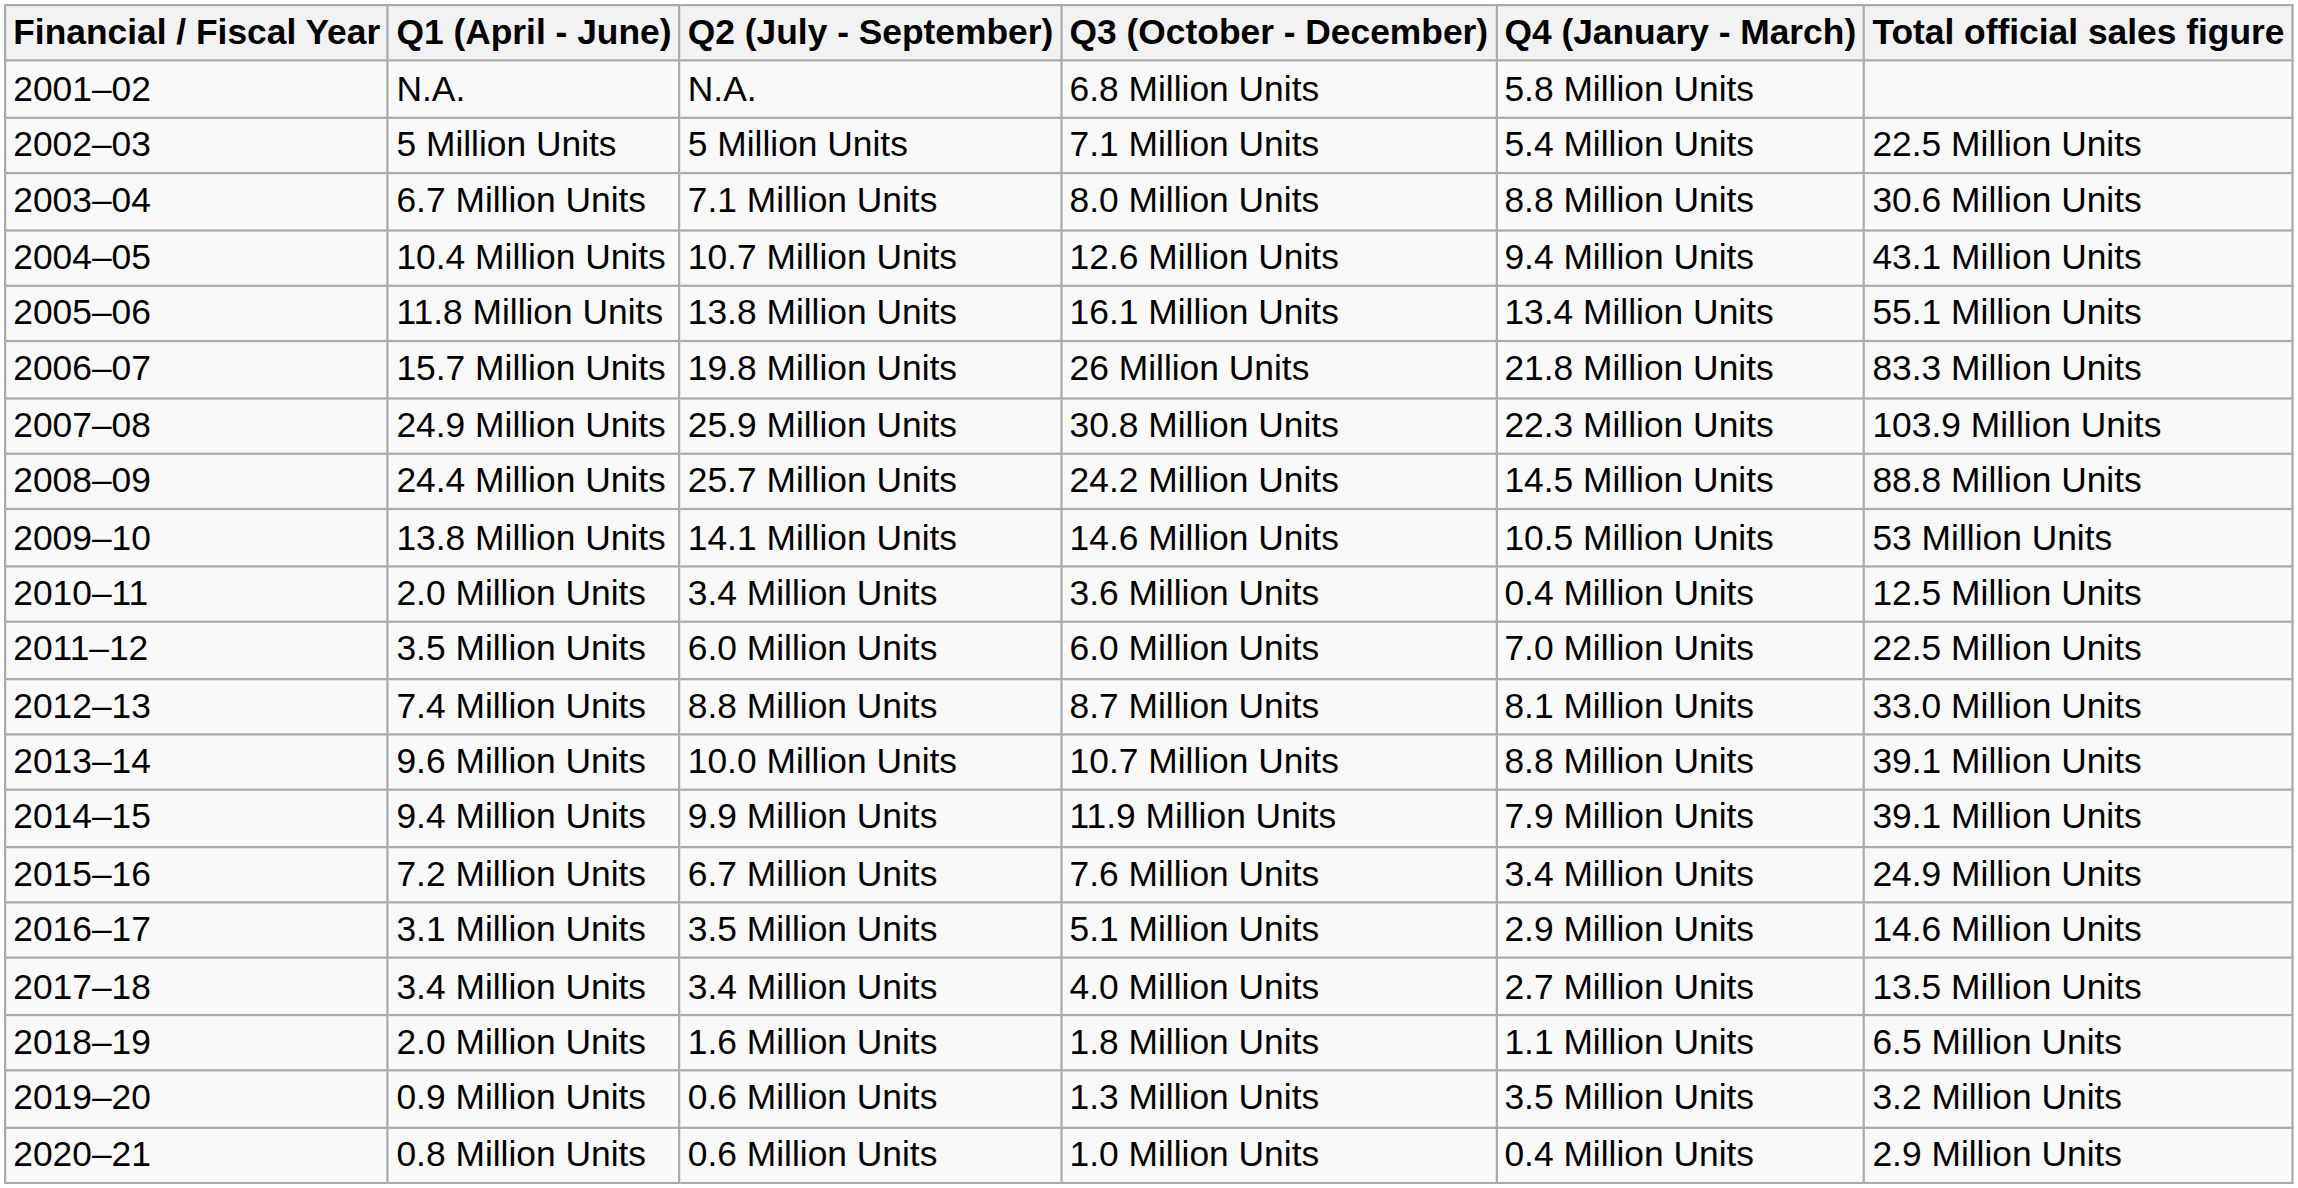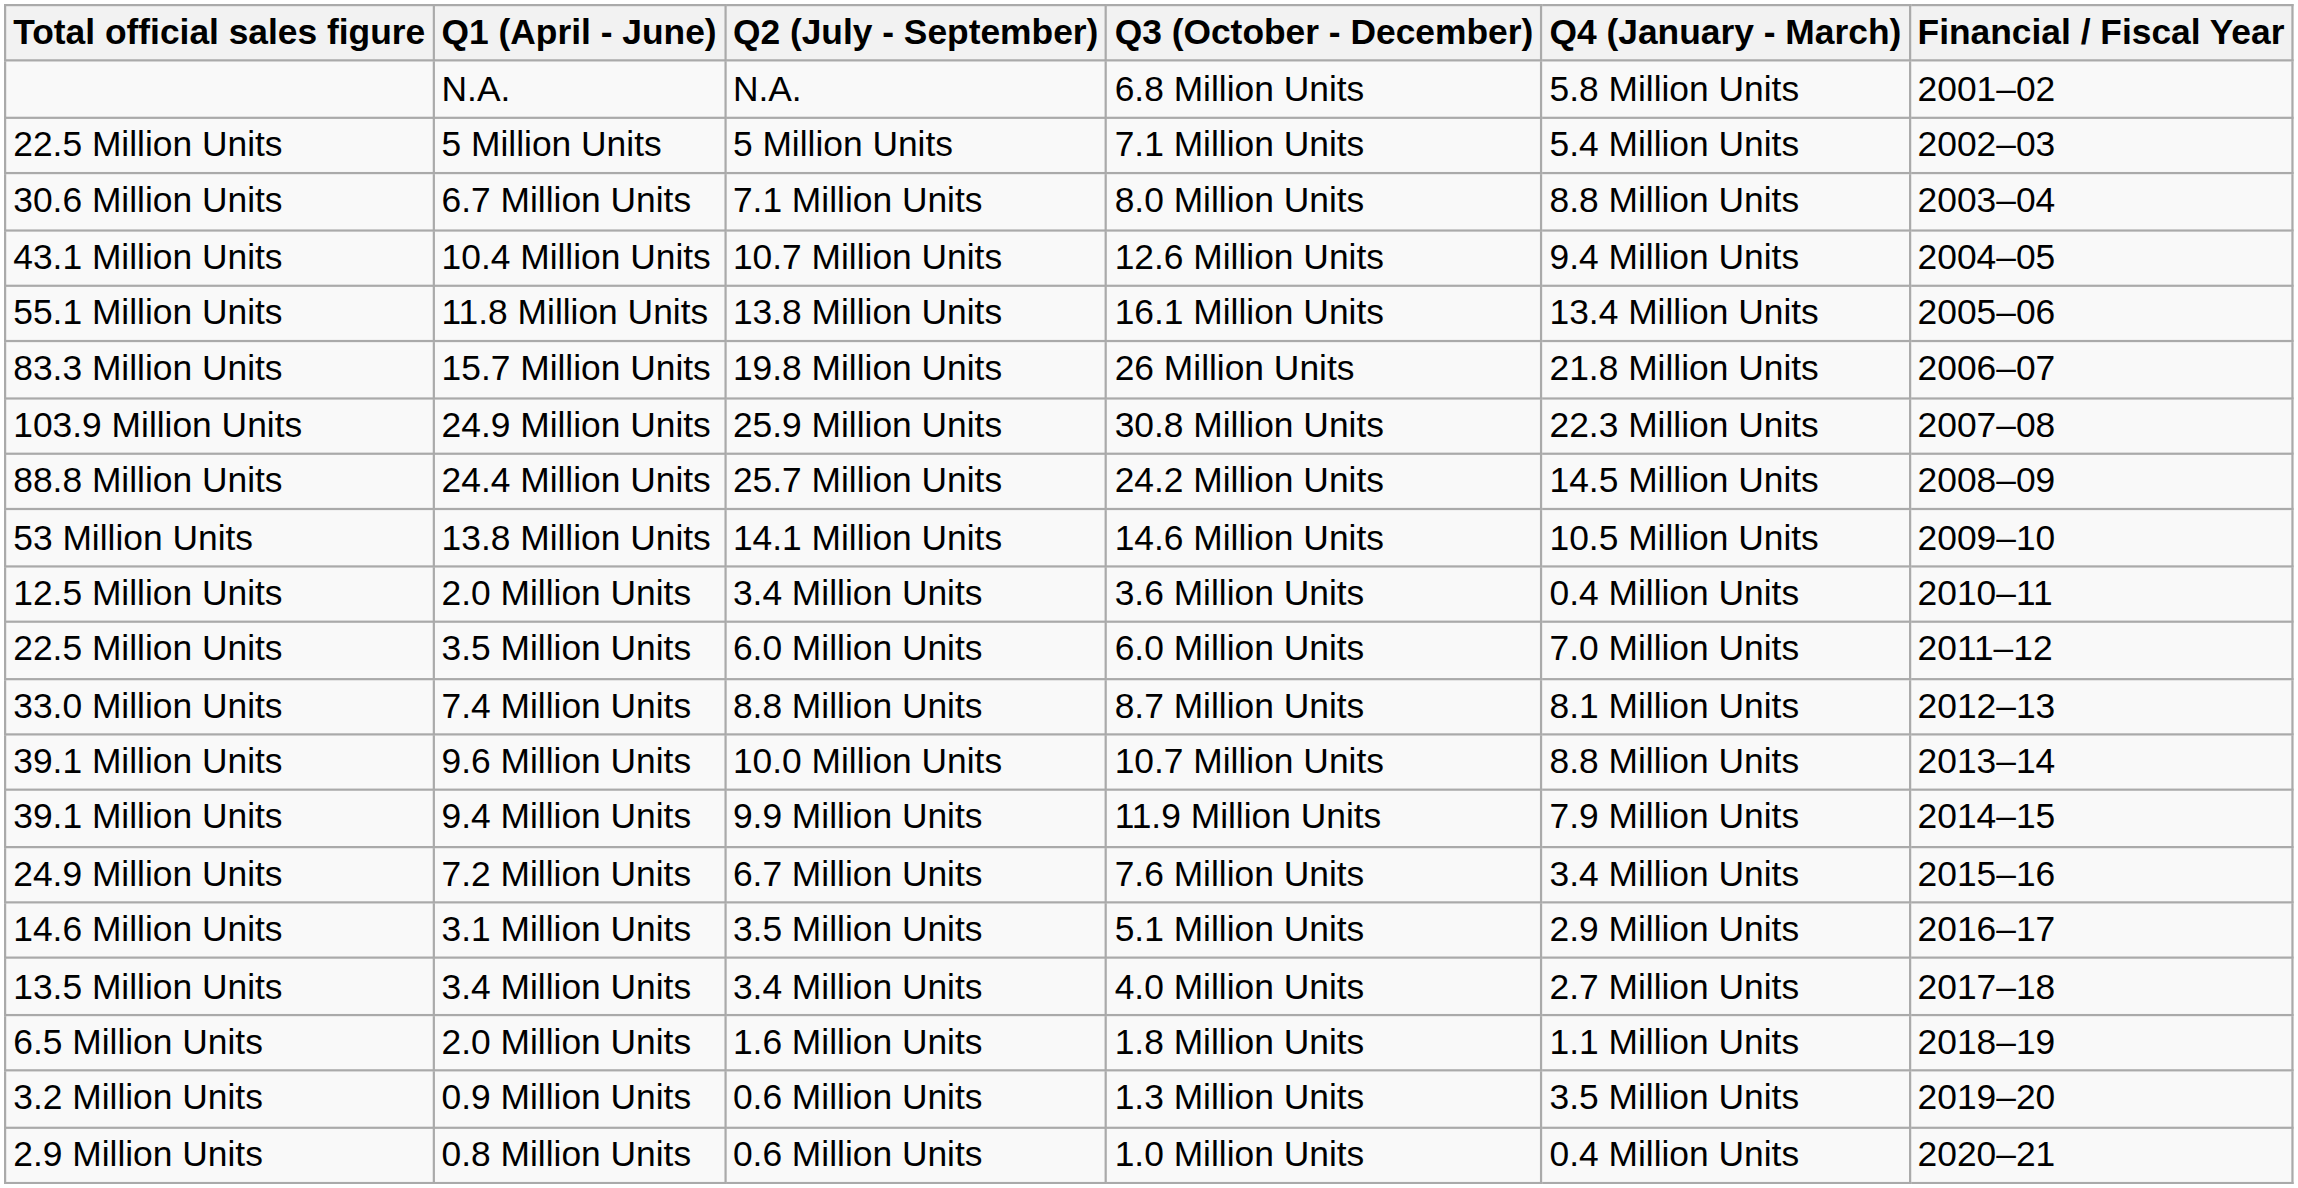columns swapped: (197, 32) <-> (2078, 32)
